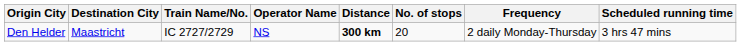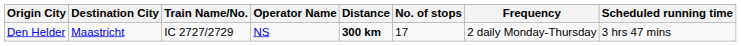(402, 31) 20 -> (402, 31) 17
